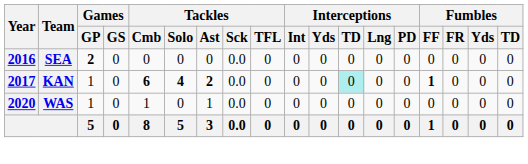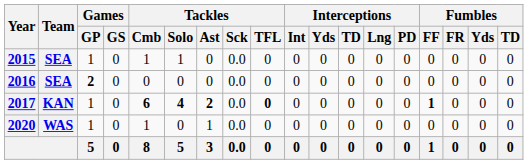+ row: (22, 59)
(268, 81) normal -> (268, 103) bold
(351, 81) paleturquoise background -> (351, 103) no background
